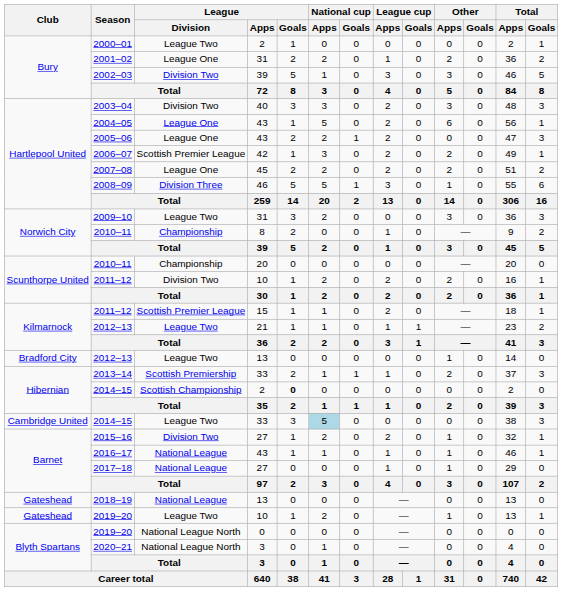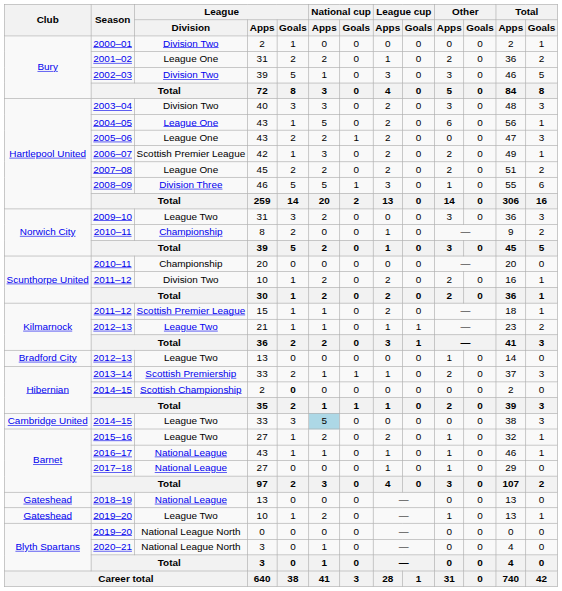(191, 43) League Two -> (191, 43) Division Two
(191, 437) Division Two -> (191, 437) League Two
